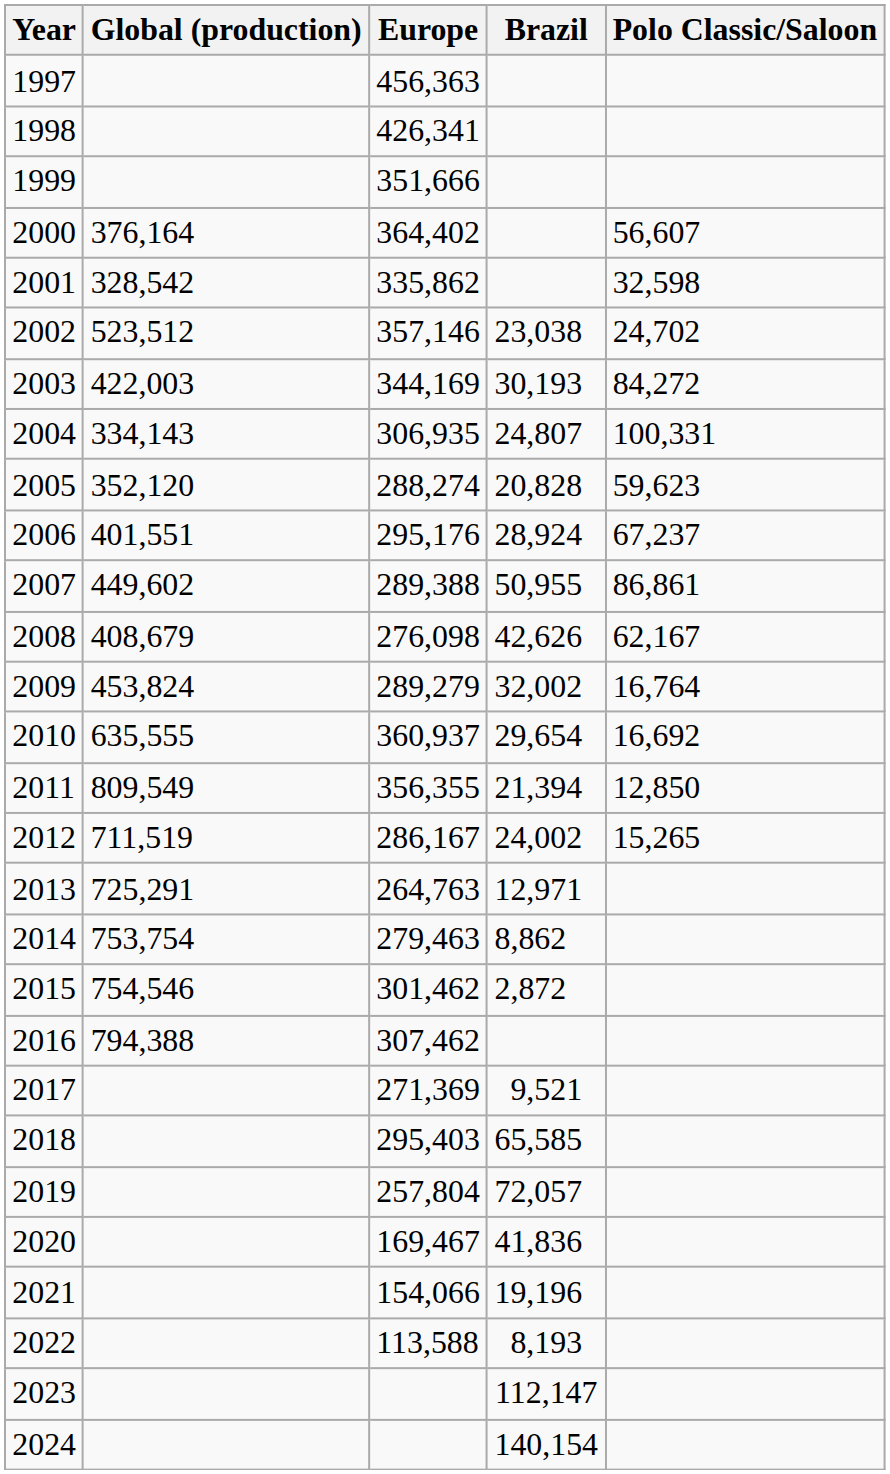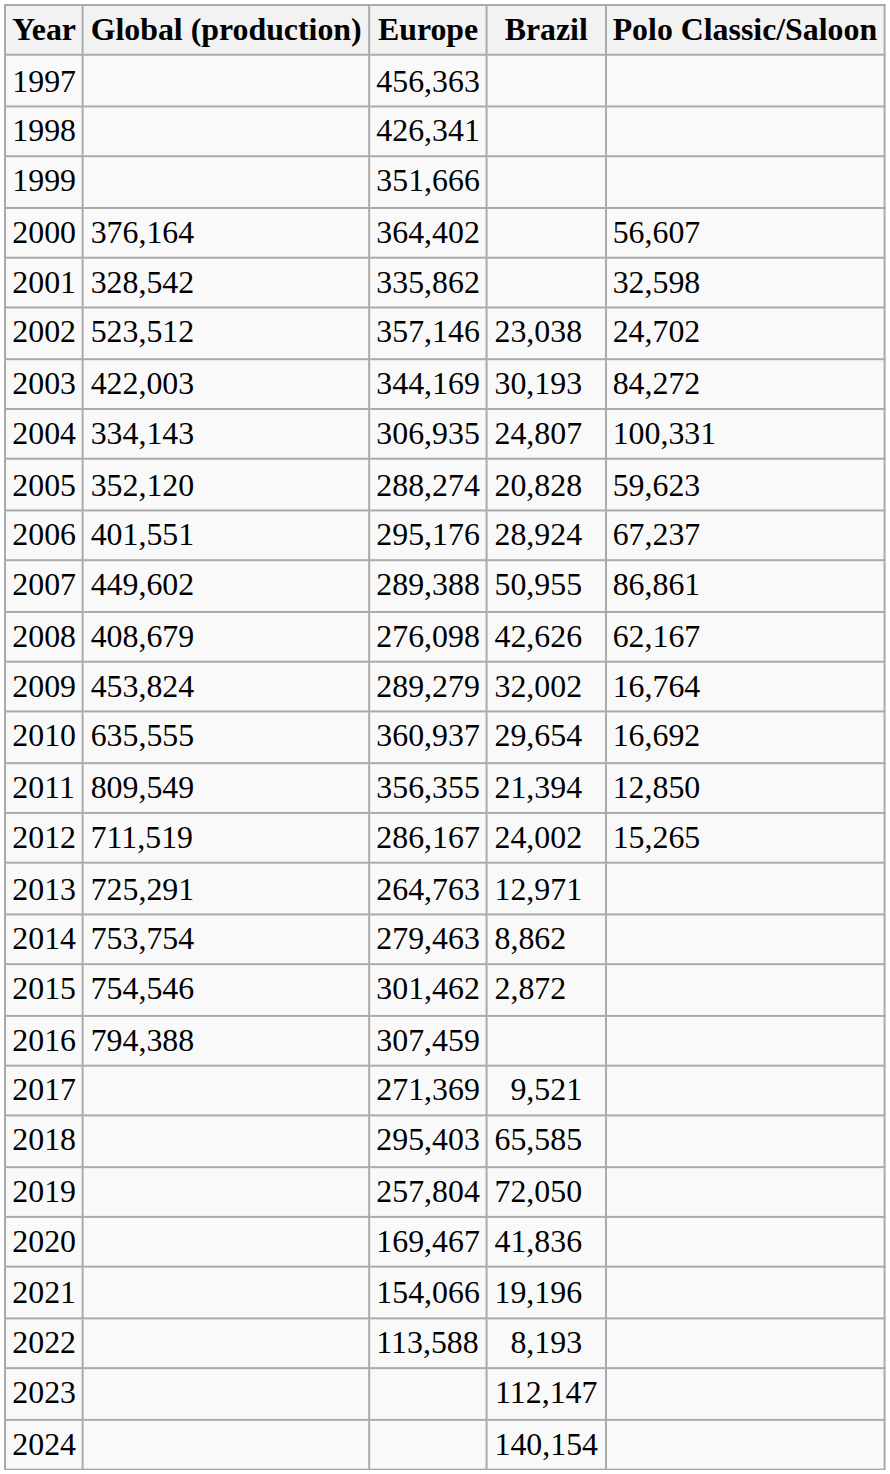(428, 1039) 307,462 -> (428, 1039) 307,459
(538, 1191) 72,057 -> (538, 1191) 72,050
